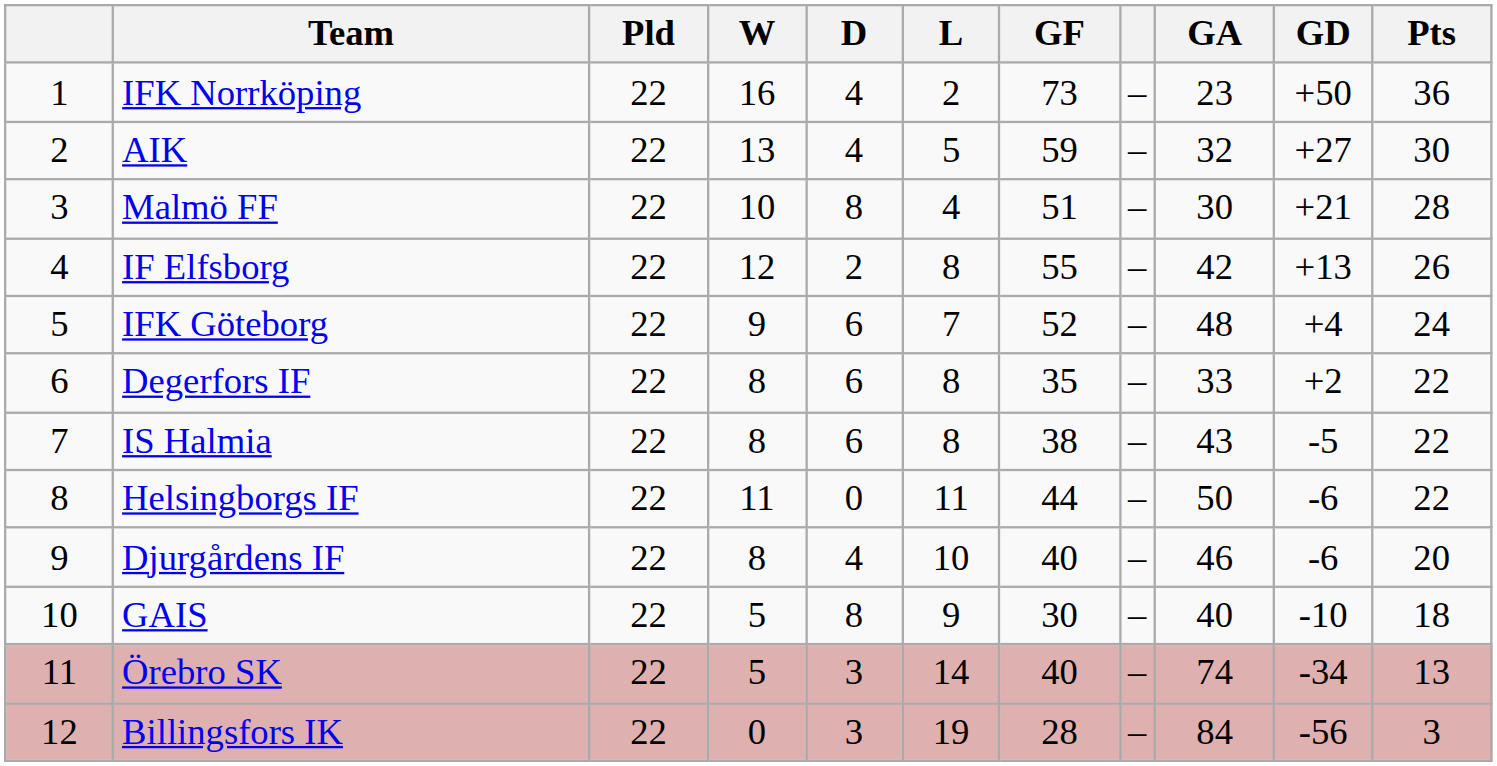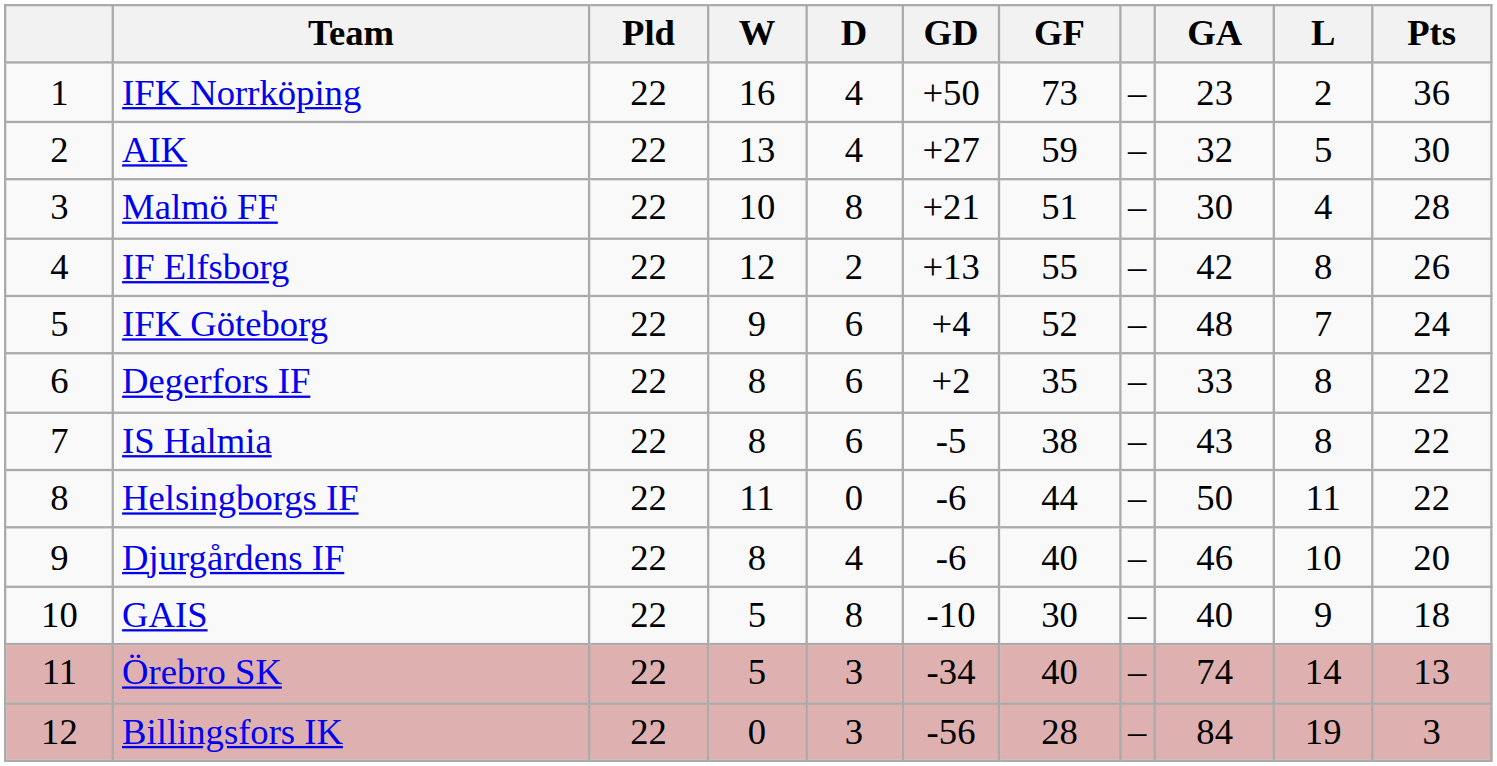columns swapped: (951, 33) <-> (1323, 33)
